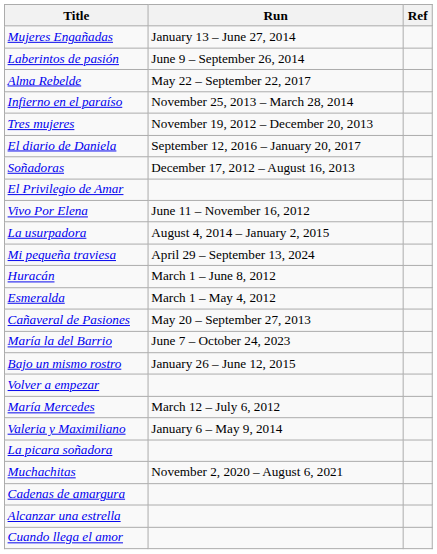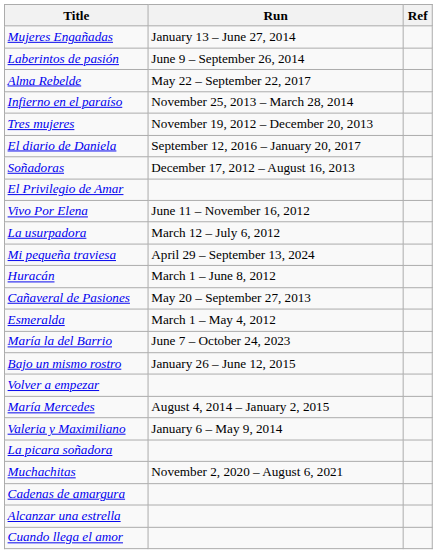(240, 232) August 4, 2014 – January 2, 2015 -> (216, 232) March 12 – July 6, 2012
rows swapped: (36, 297) <-> (69, 319)
(216, 406) March 12 – July 6, 2012 -> (240, 406) August 4, 2014 – January 2, 2015
